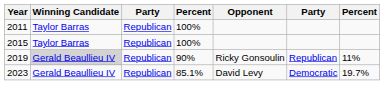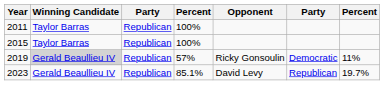(186, 57) 90% -> (186, 57) 57%
(313, 57) Republican -> (313, 57) Democratic
(313, 73) Democratic -> (313, 73) Republican
